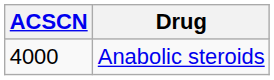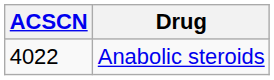(34, 56) 4000 -> (34, 56) 4022
